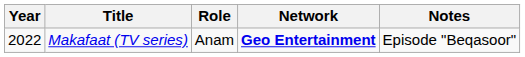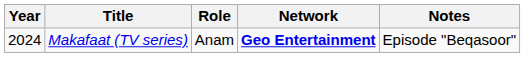(25, 40) 2022 -> (25, 40) 2024
